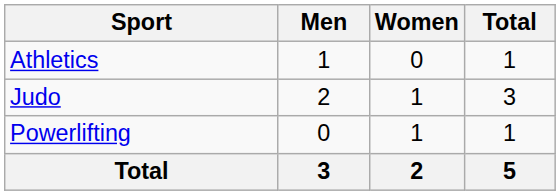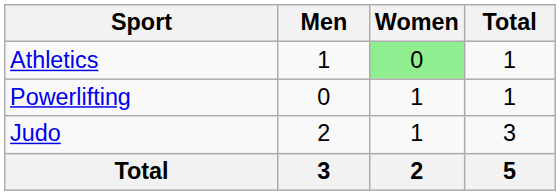(417, 60) no background -> (417, 60) lightgreen background
rows swapped: (35, 97) <-> (70, 134)
